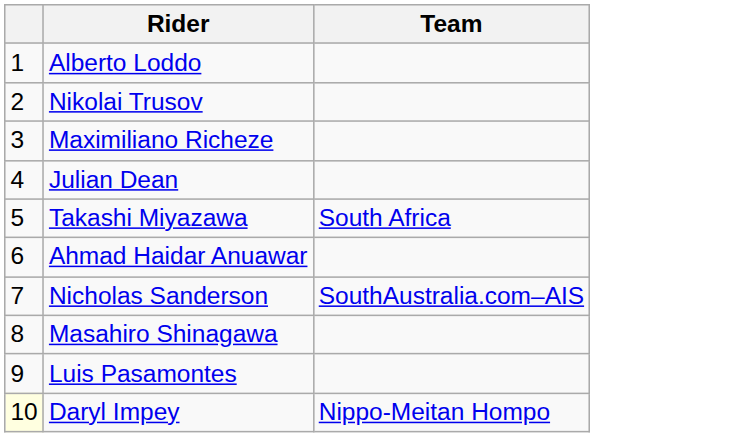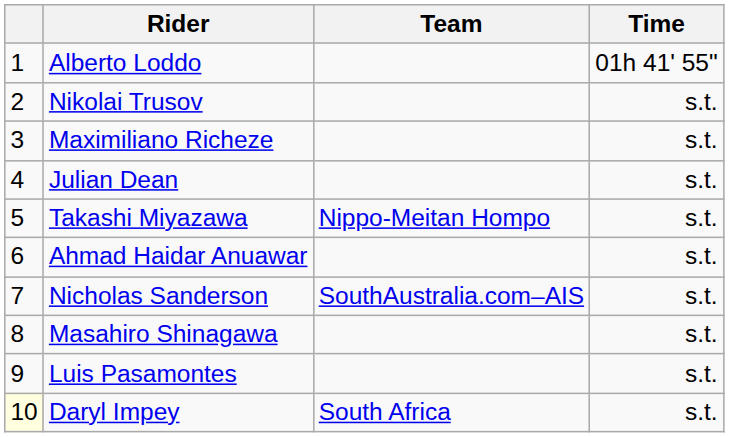+ column: (656, 23)
(385, 218) South Africa -> (434, 218) Nippo-Meitan Hompo
(434, 412) Nippo-Meitan Hompo -> (385, 412) South Africa
